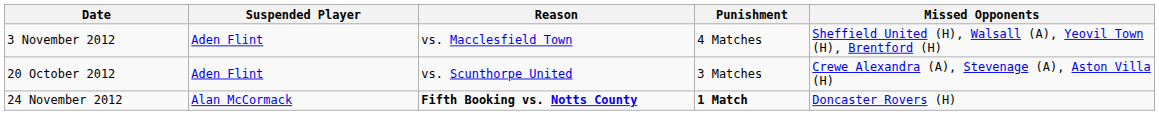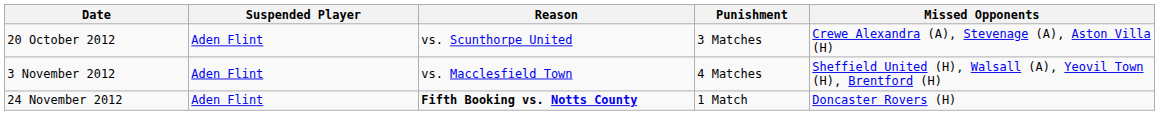rows swapped: (61, 74) <-> (61, 41)
(242, 100) Alan McCormack -> (227, 100) Aden Flint
(723, 100) bold -> (723, 100) normal
